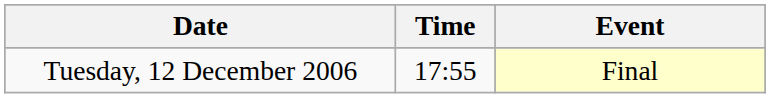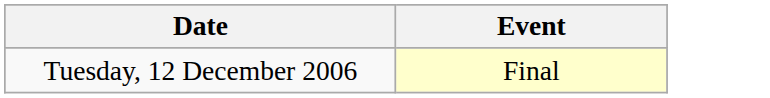- column: (445, 26)
